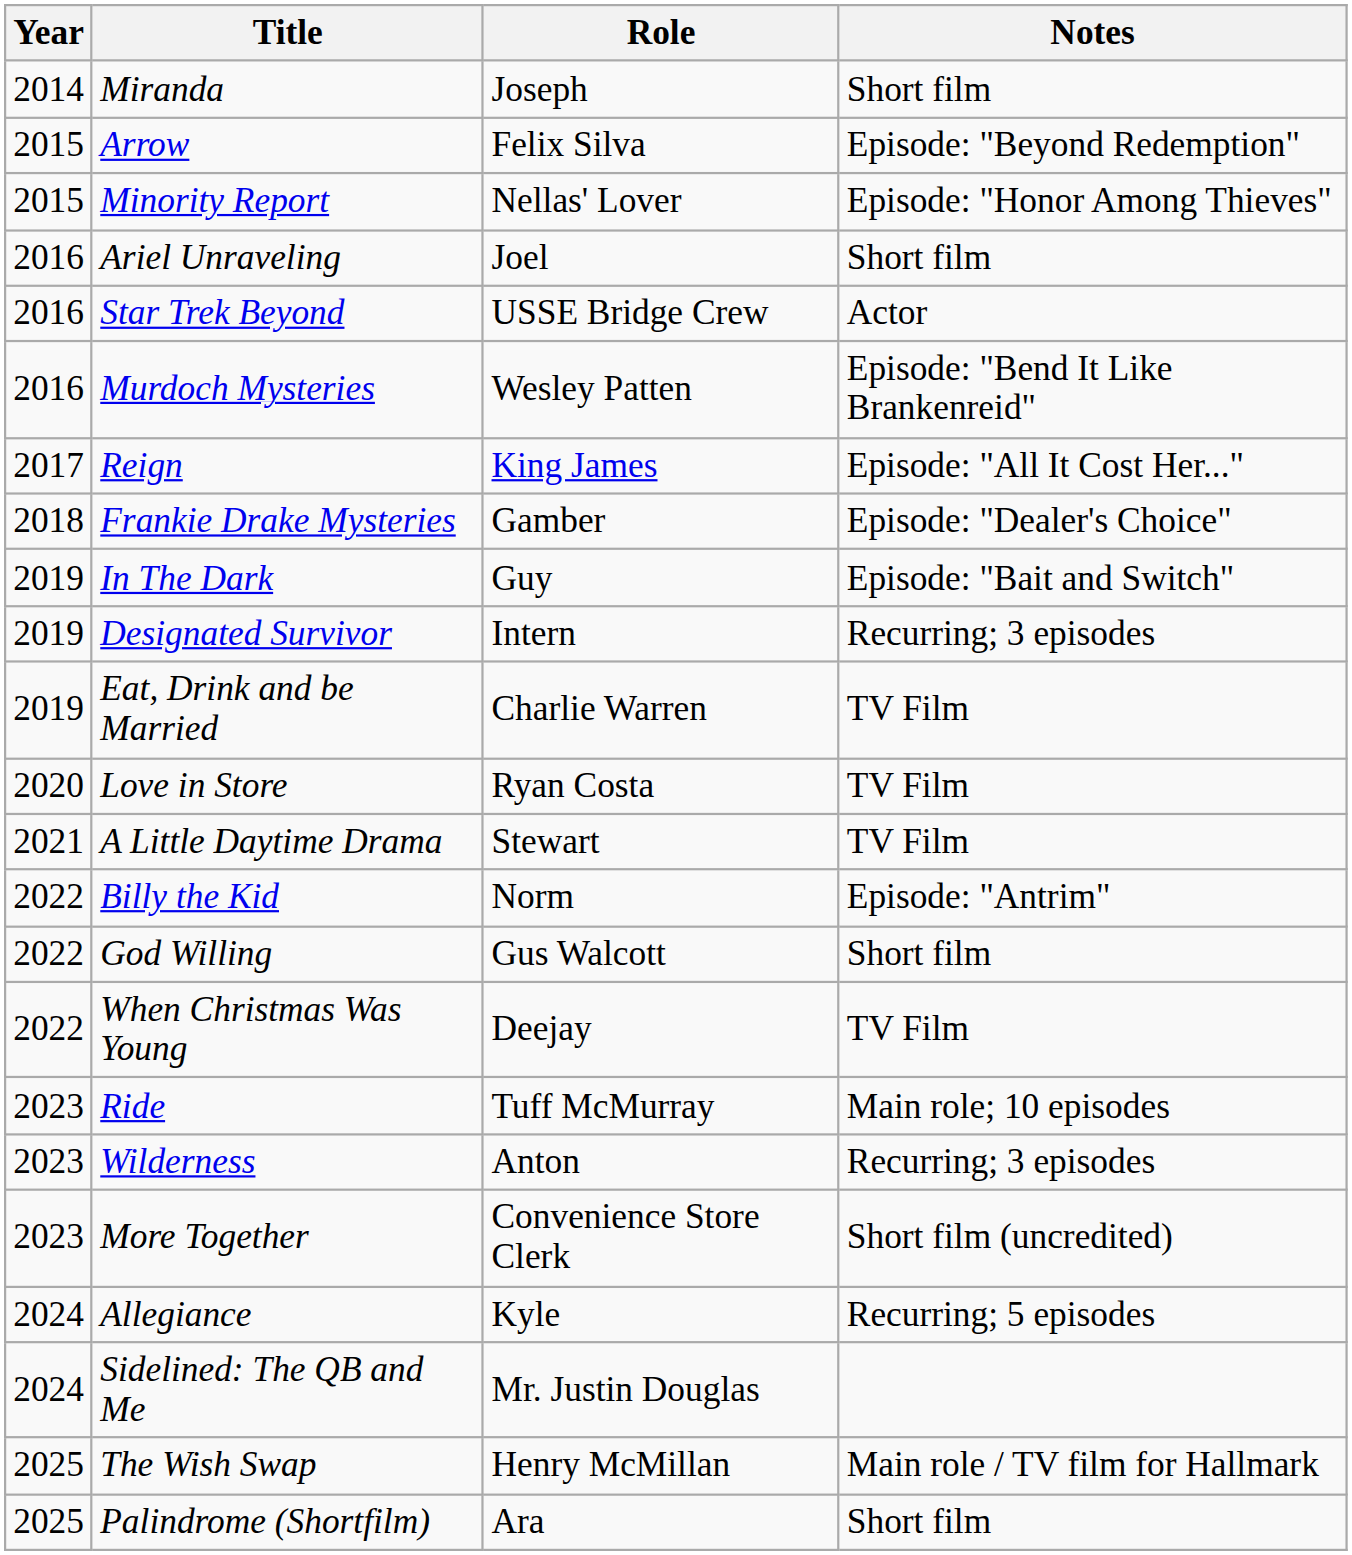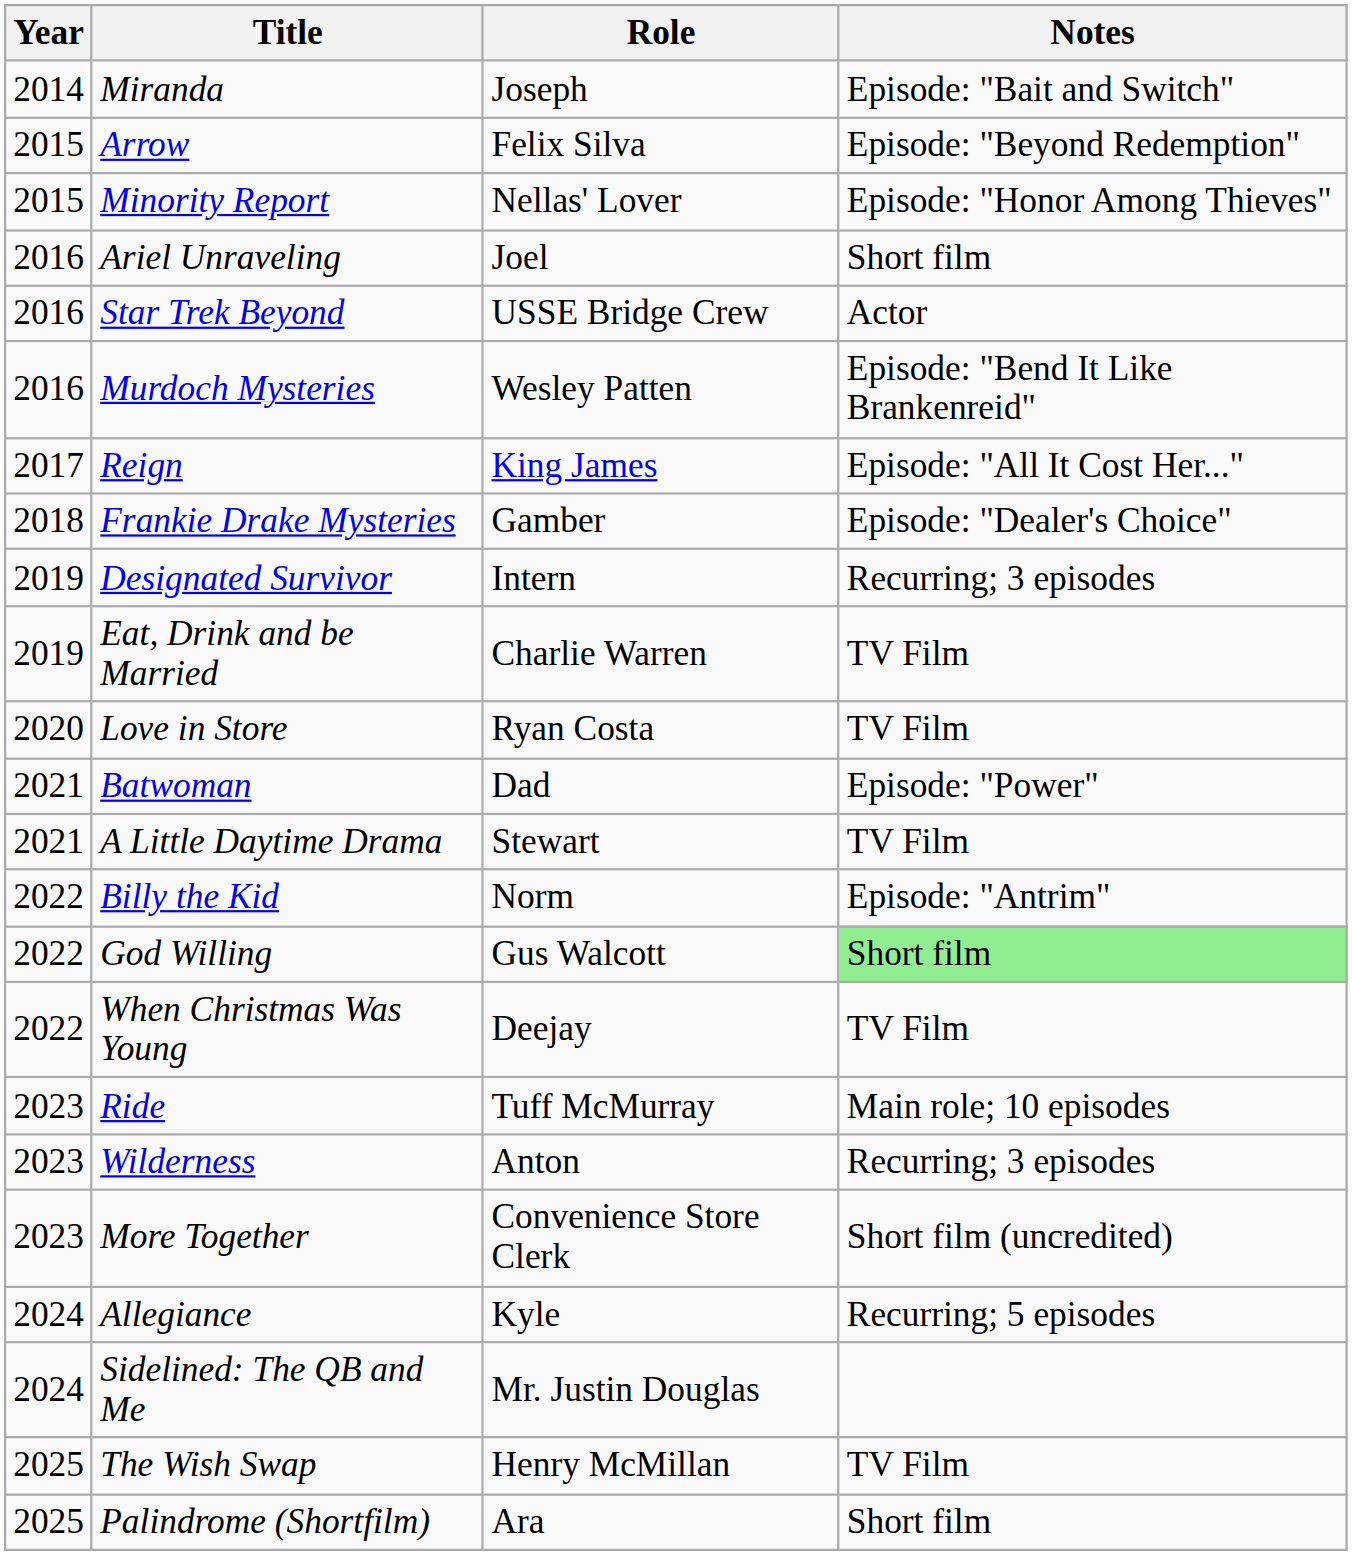(919, 88) Short film -> (1040, 88) Episode: "Bait and Switch"
- row: (187, 577)
+ row: (176, 785)
(919, 953) no background -> (919, 953) lightgreen background
(1083, 1465) Main role / TV film for Hallmark -> (908, 1465) TV Film
